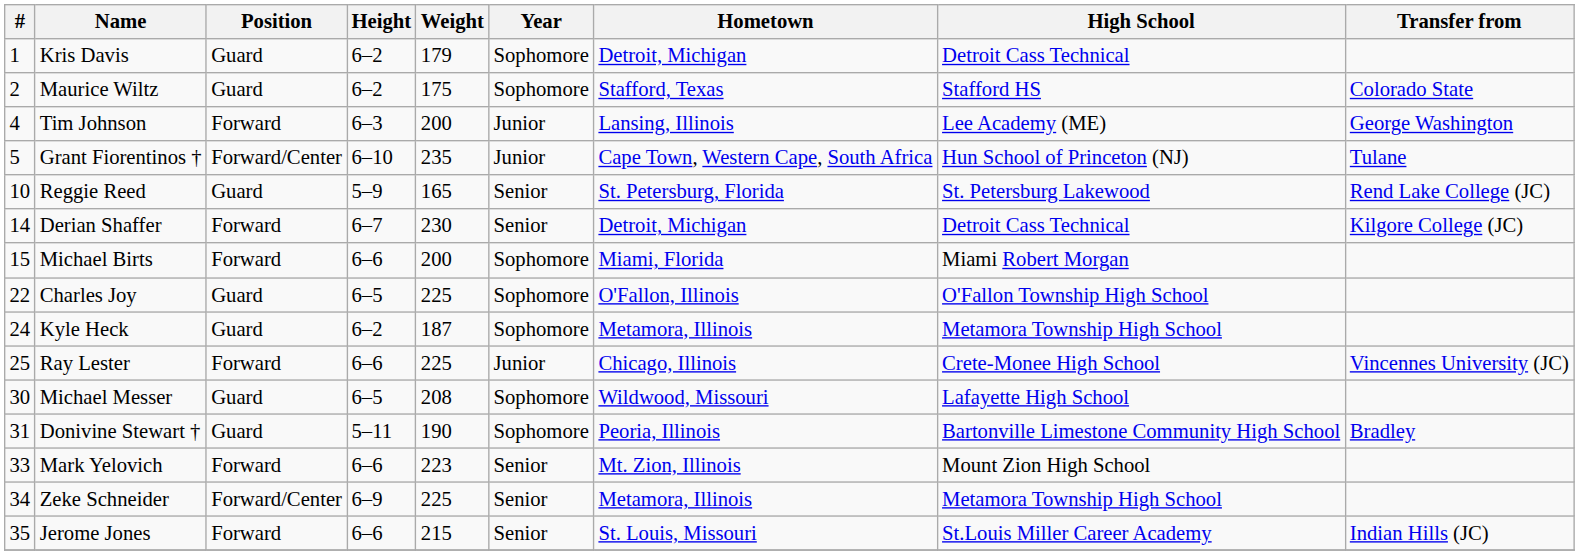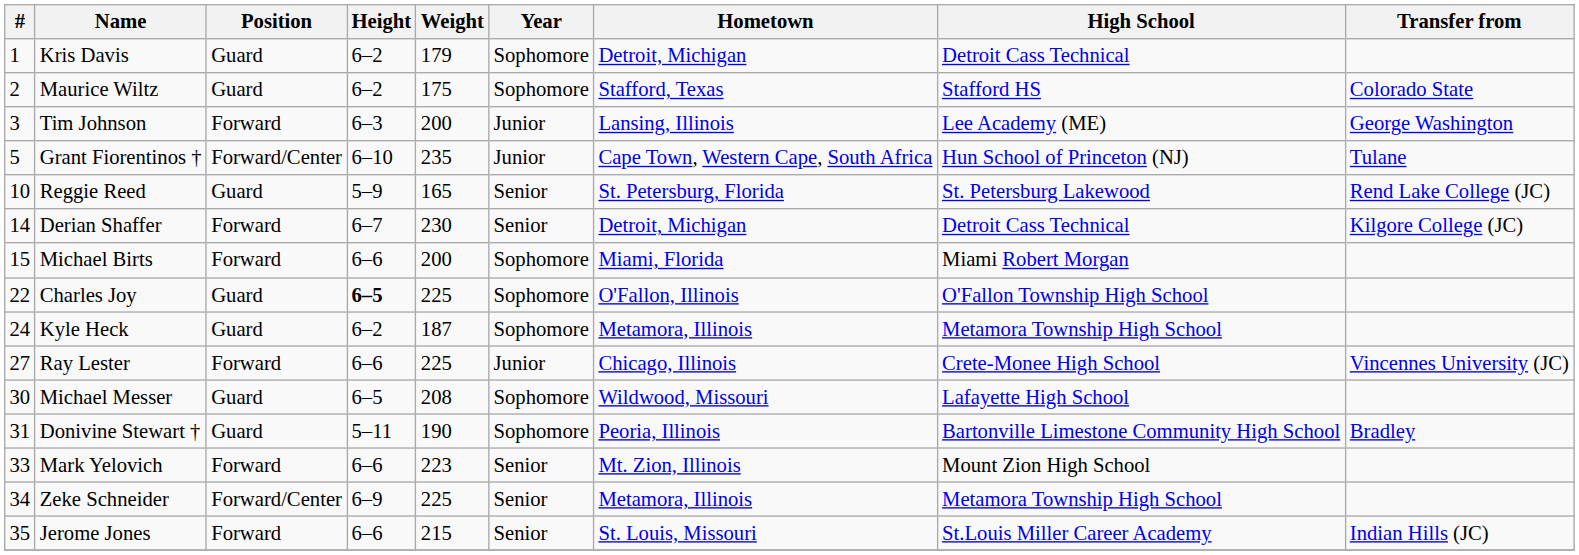(15, 123) 4 -> (15, 123) 3
(367, 294) normal -> (367, 294) bold
(20, 362) 25 -> (20, 362) 27
